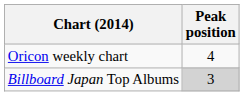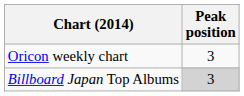(211, 56) 4 -> (211, 56) 3
